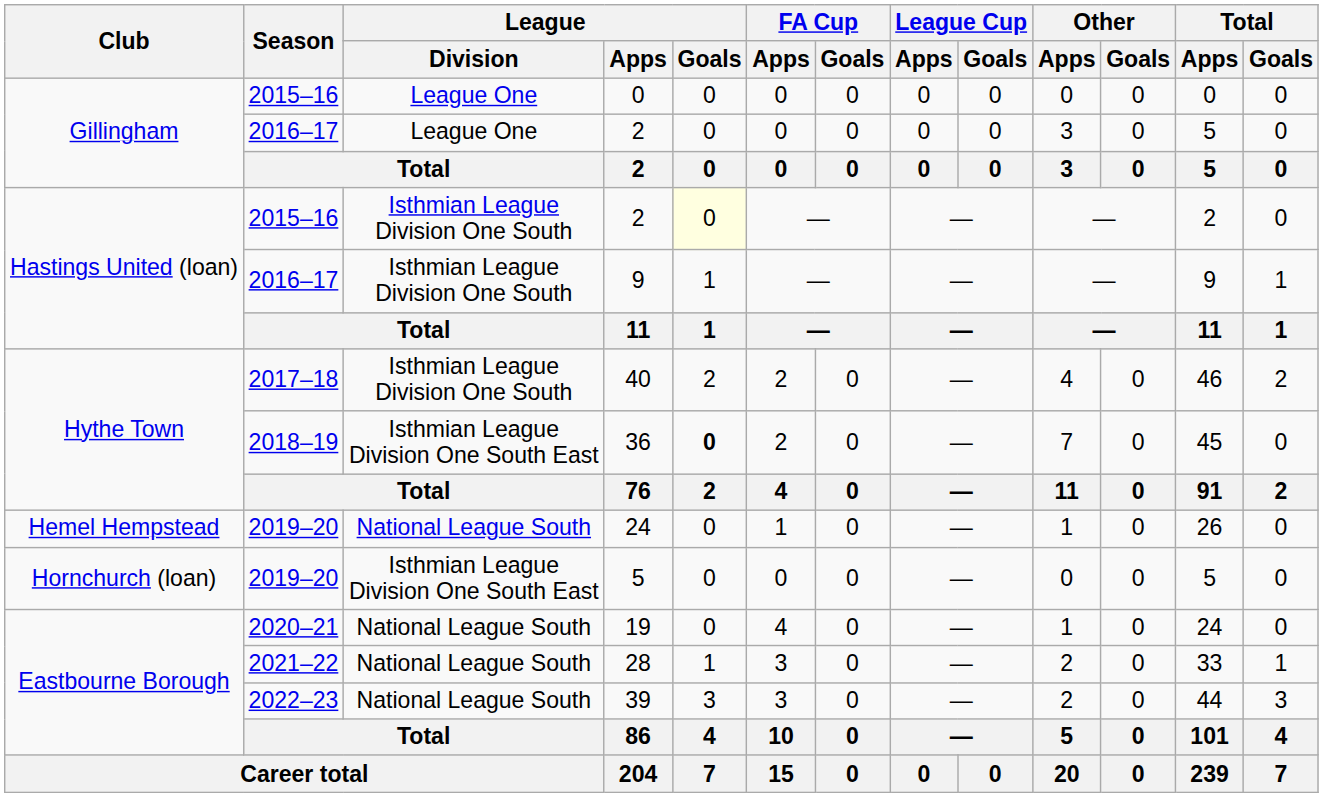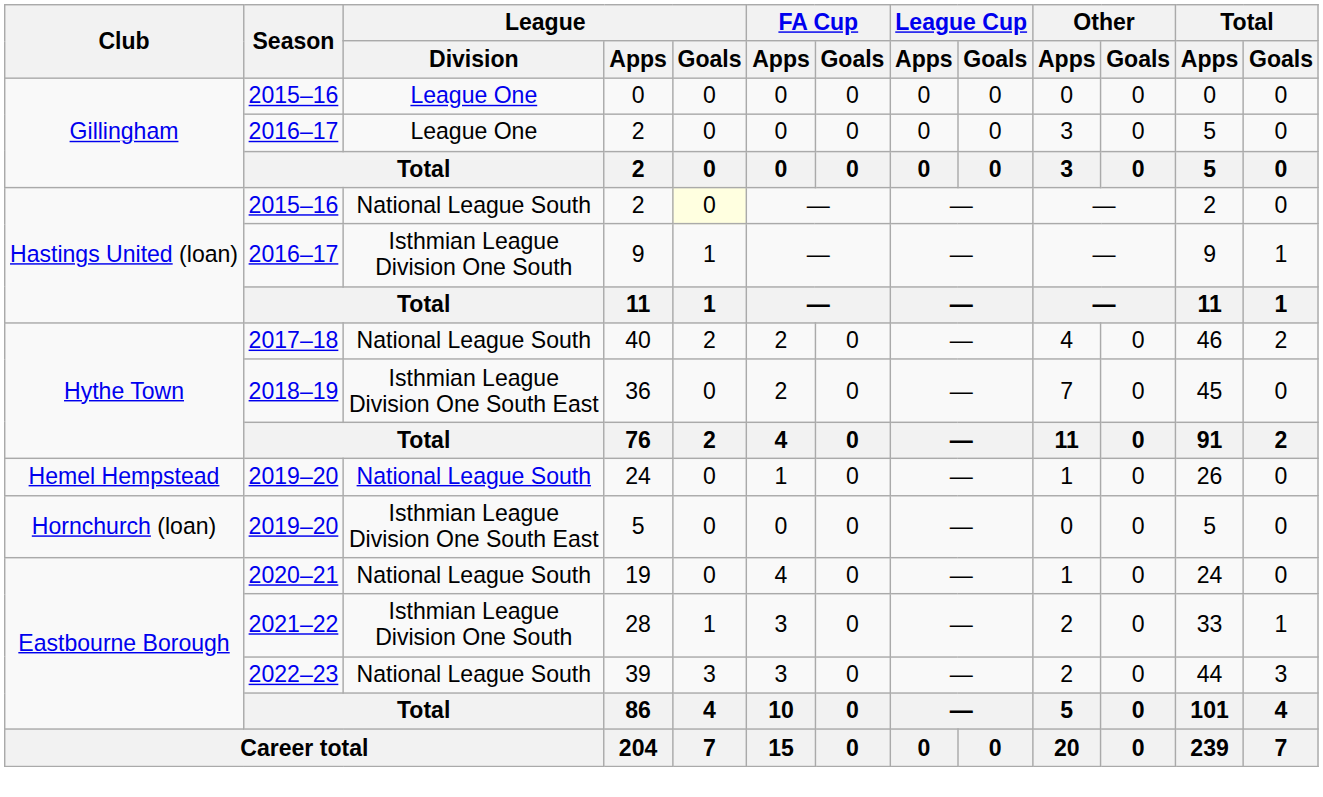(474, 218) Isthmian League Division One South -> (474, 205) National League South
(474, 379) Isthmian League Division One South -> (474, 341) National League South
(710, 442) bold -> (710, 390) normal
(474, 663) National League South -> (474, 625) Isthmian League Division One South
